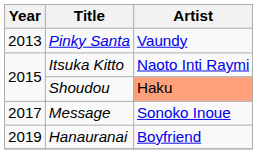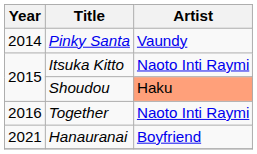(25, 40) 2013 -> (25, 40) 2014
+ row: (79, 112)
- row: (80, 112)
(25, 137) 2019 -> (25, 137) 2021
